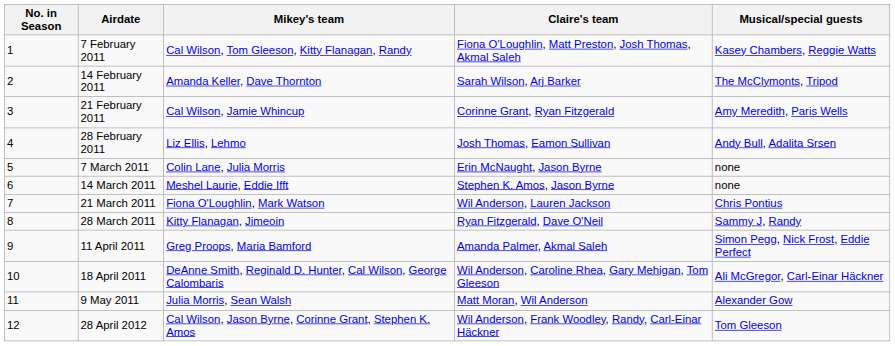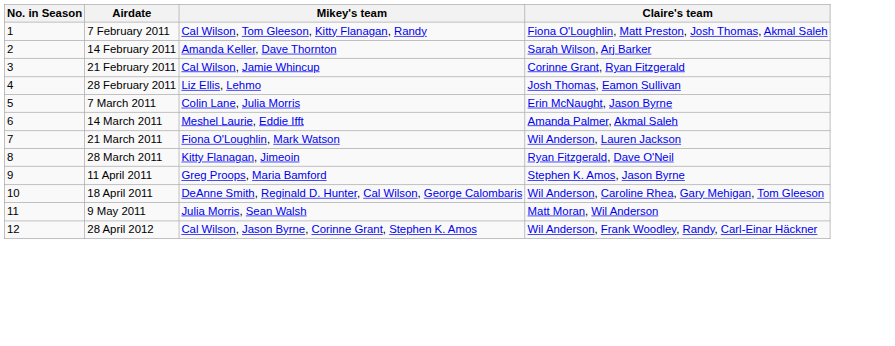- column: (801, 19)
(536, 185) Stephen K. Amos, Jason Byrne -> (603, 121) Amanda Palmer, Akmal Saleh
(532, 245) Amanda Palmer, Akmal Saleh -> (606, 175) Stephen K. Amos, Jason Byrne
